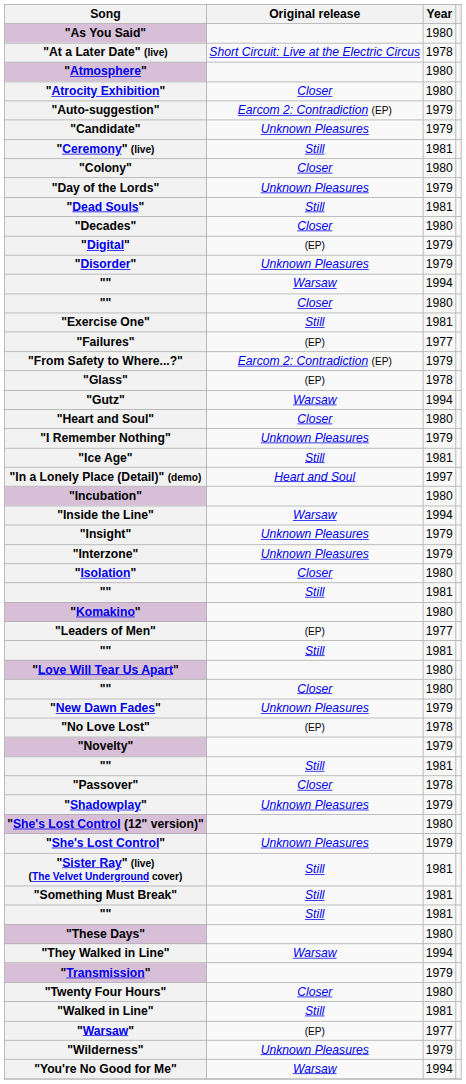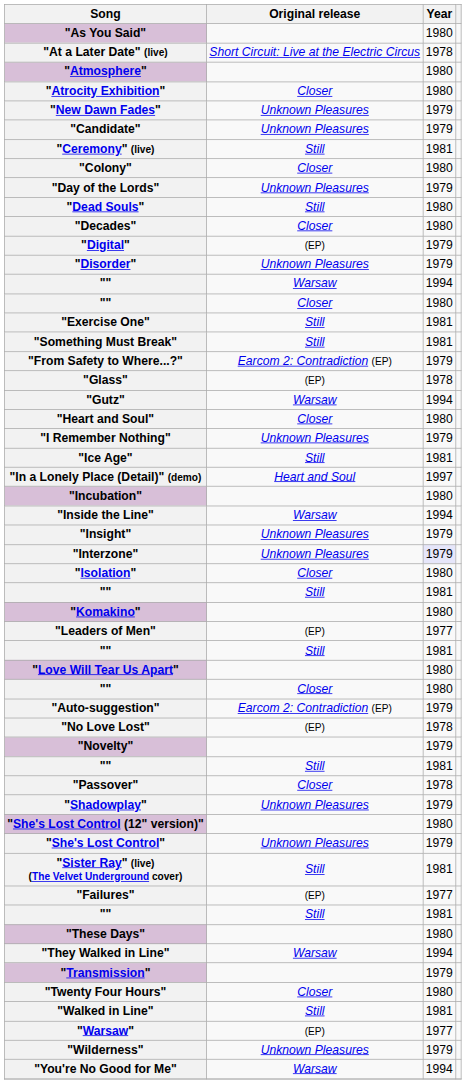rows swapped: (105, 110) <-> (105, 708)
(439, 206) 1981 -> (439, 206) 1980
rows swapped: (105, 341) <-> (105, 895)
(439, 554) no background -> (439, 554) lavender background
